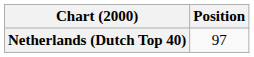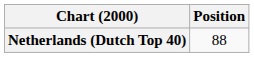(219, 40) 97 -> (219, 40) 88
